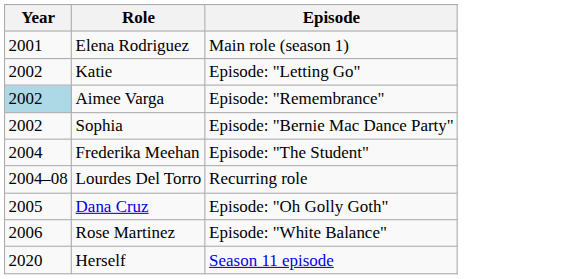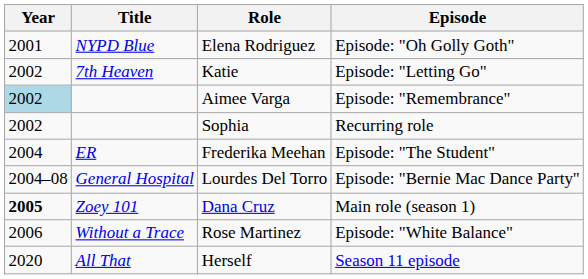+ column: (135, 17)
(279, 44) Main role (season 1) -> (425, 44) Episode: "Oh Golly Goth"
(331, 125) Episode: "Bernie Mac Dance Party" -> (384, 125) Recurring role
(258, 179) Recurring role -> (457, 179) Episode: "Bernie Mac Dance Party"
(25, 206) normal -> (25, 206) bold
(299, 206) Episode: "Oh Golly Goth" -> (405, 206) Main role (season 1)
